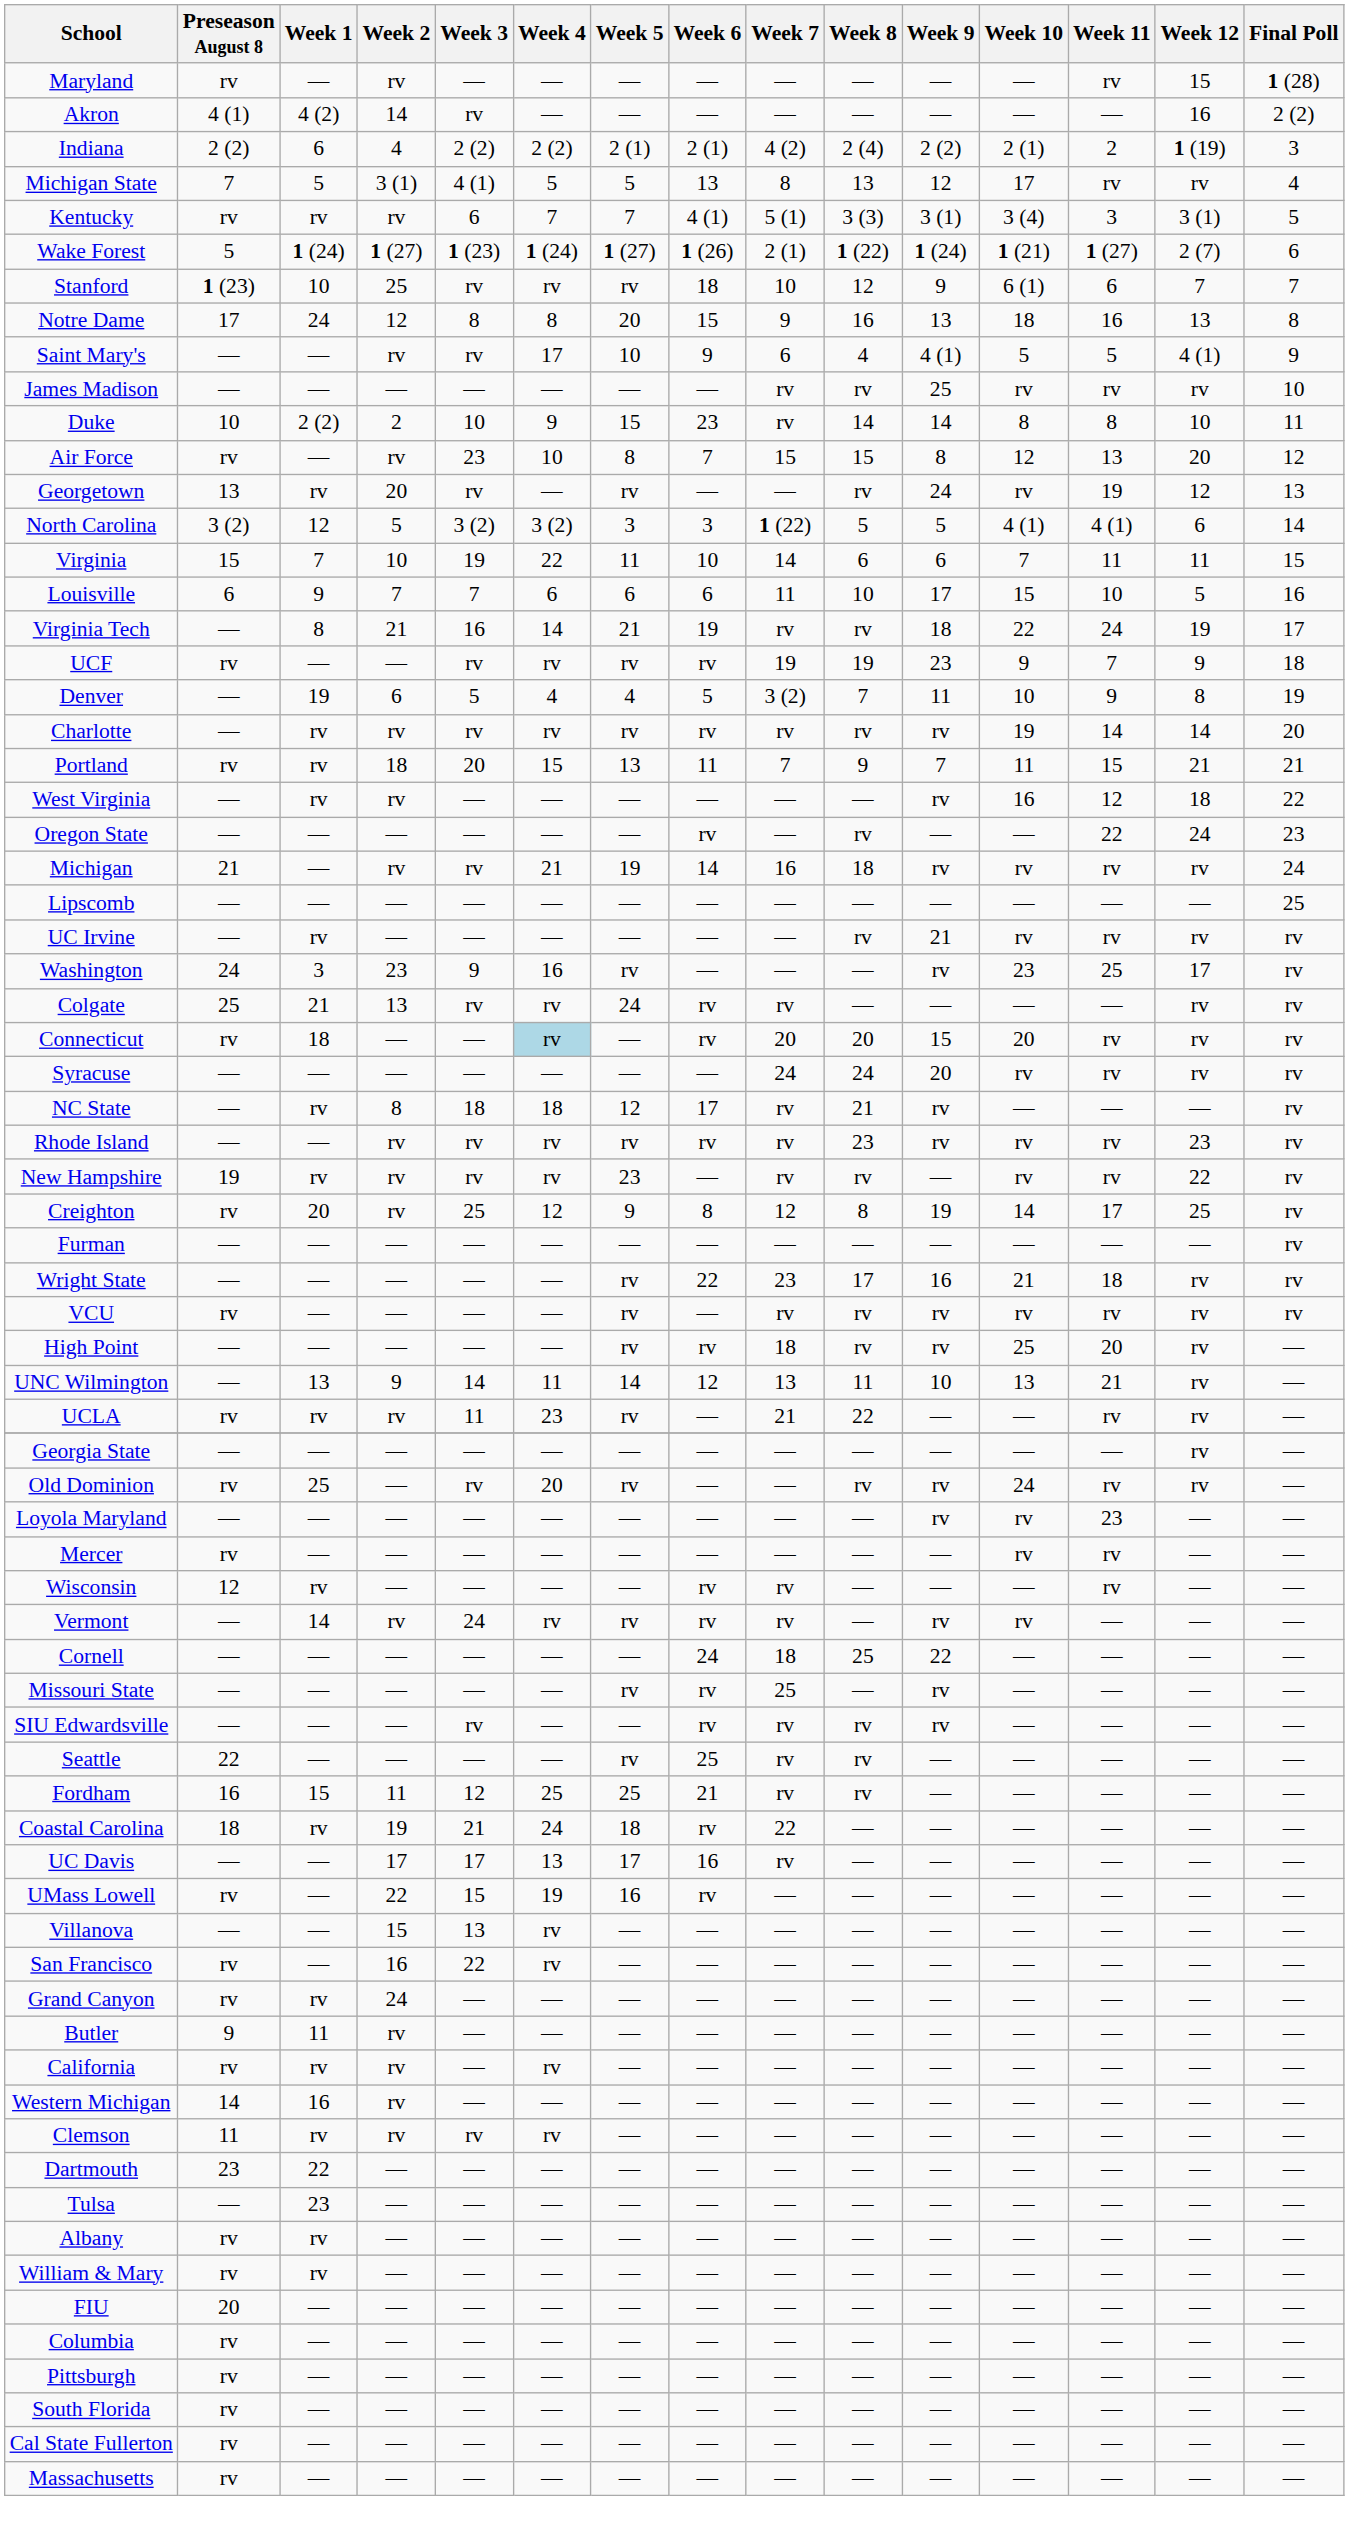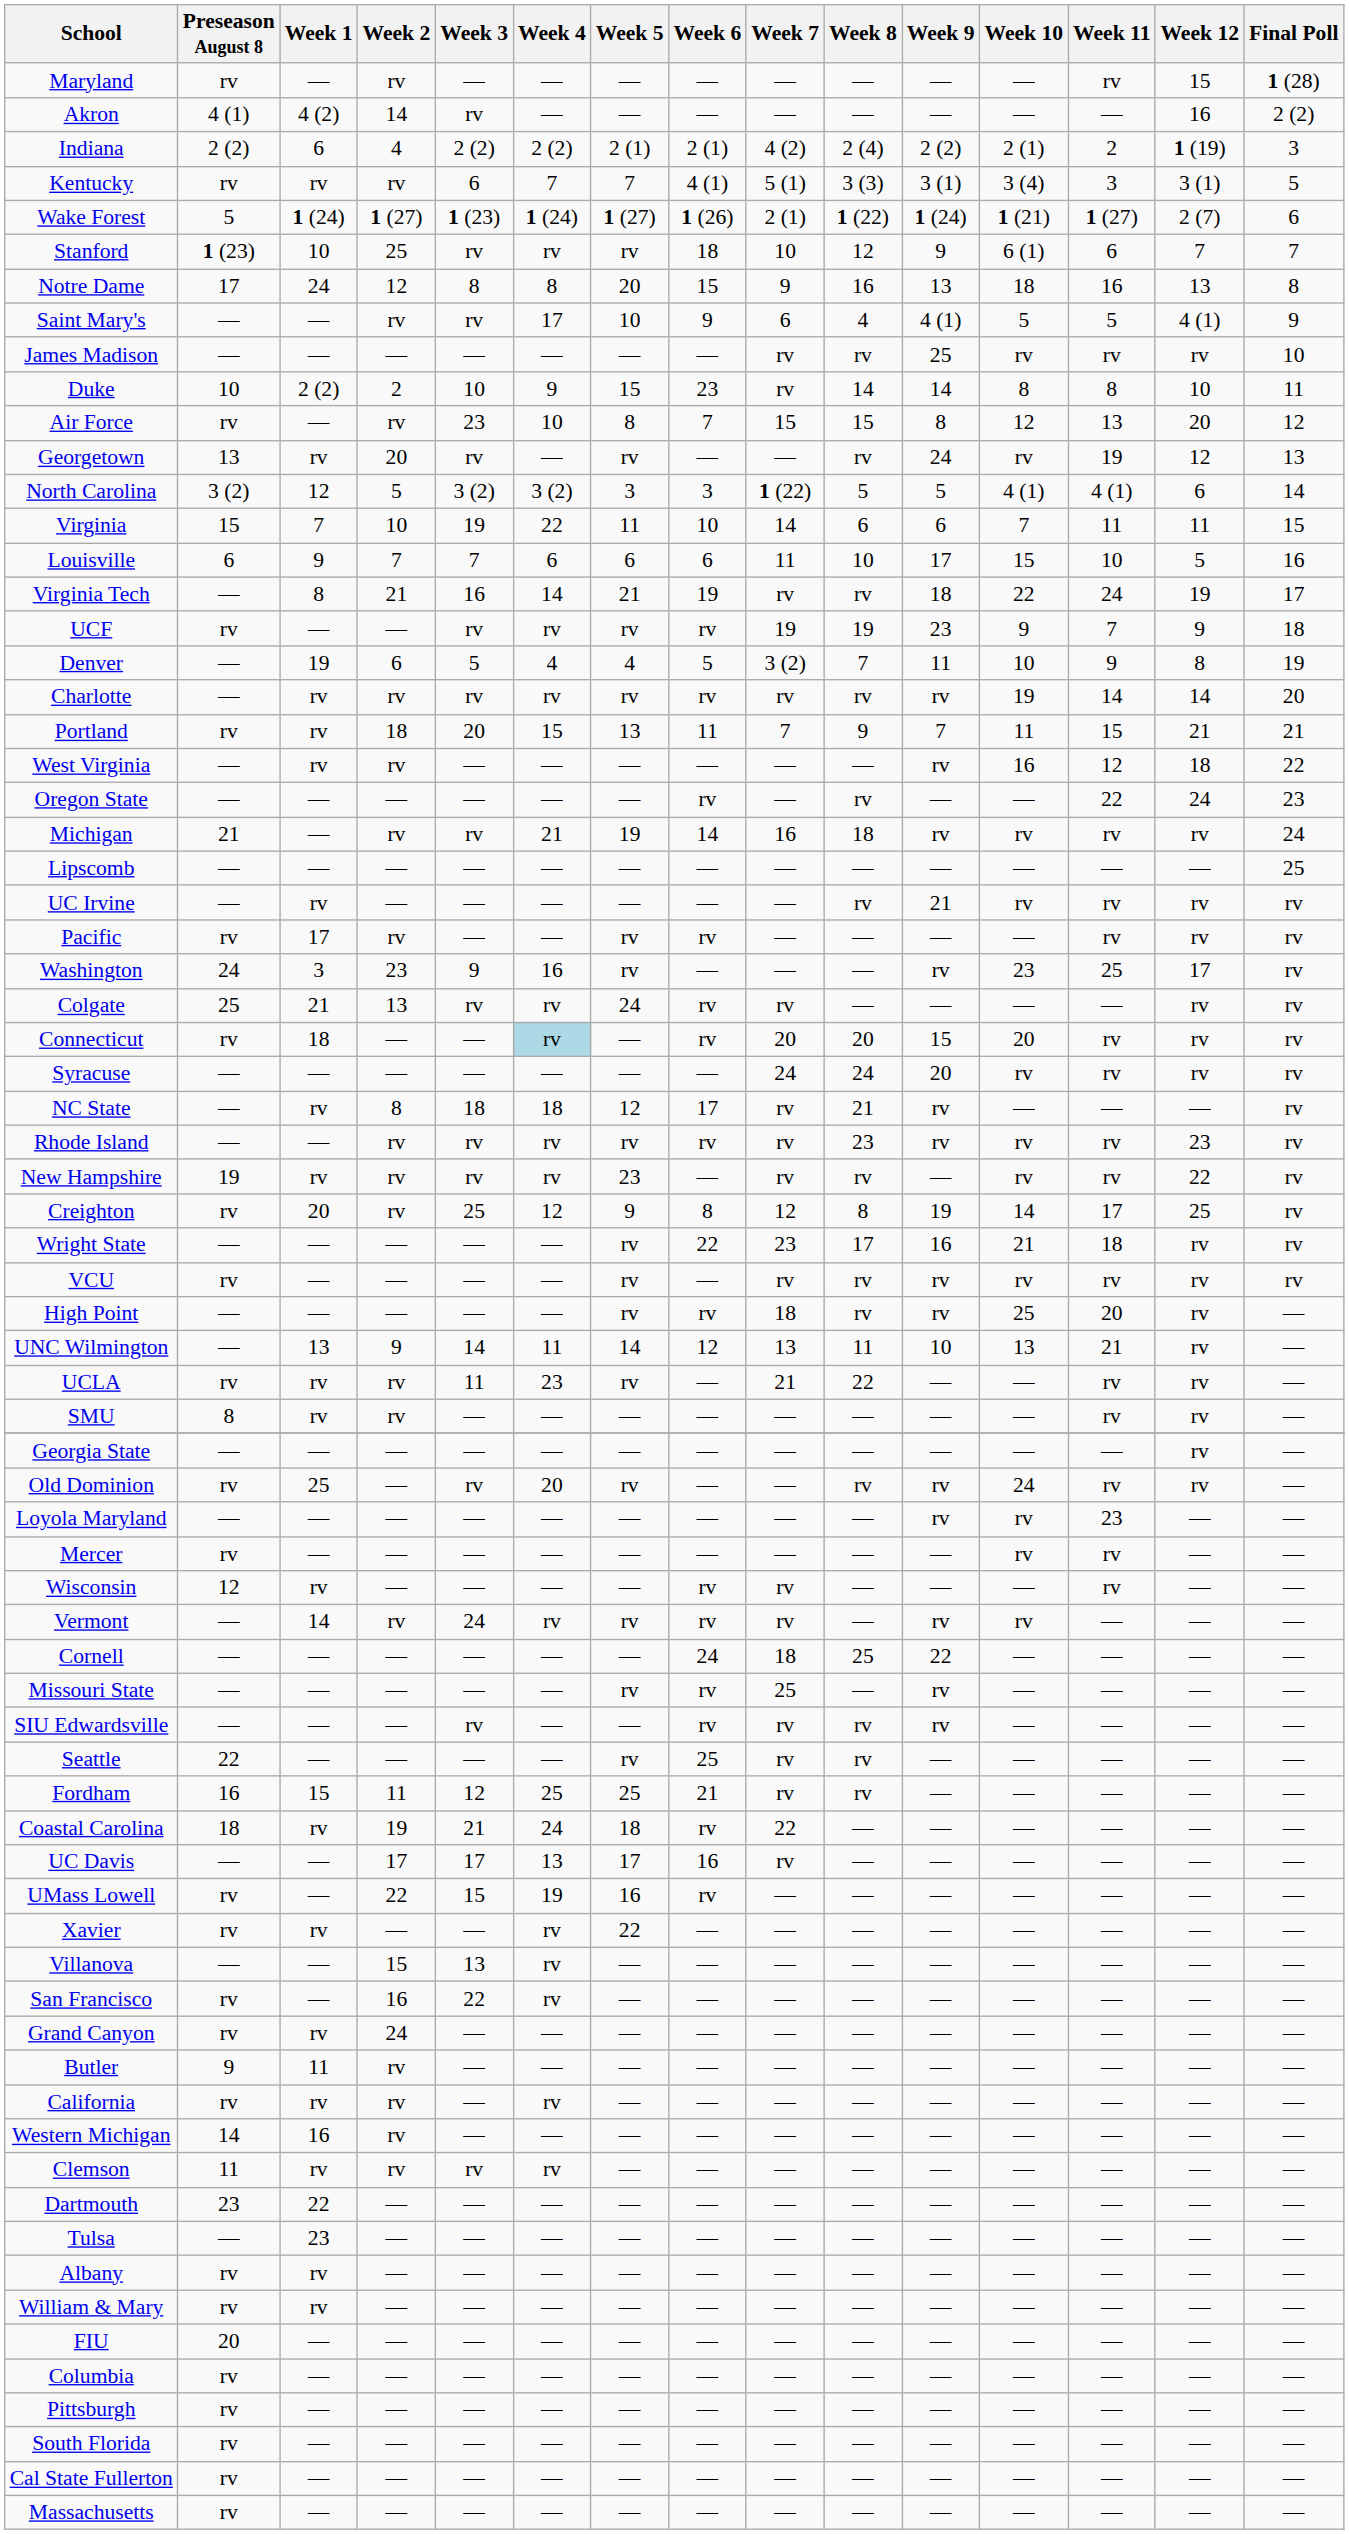- row: (91, 182)
+ row: (91, 936)
- row: (91, 1244)
+ row: (91, 1416)
+ row: (91, 1930)
